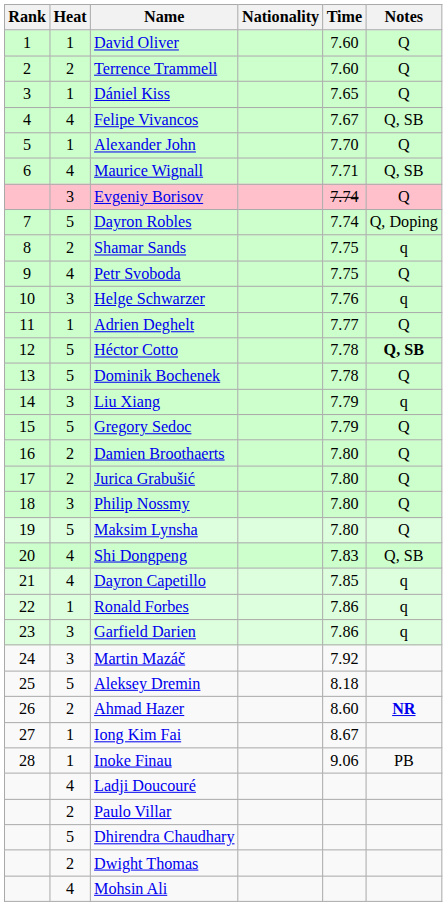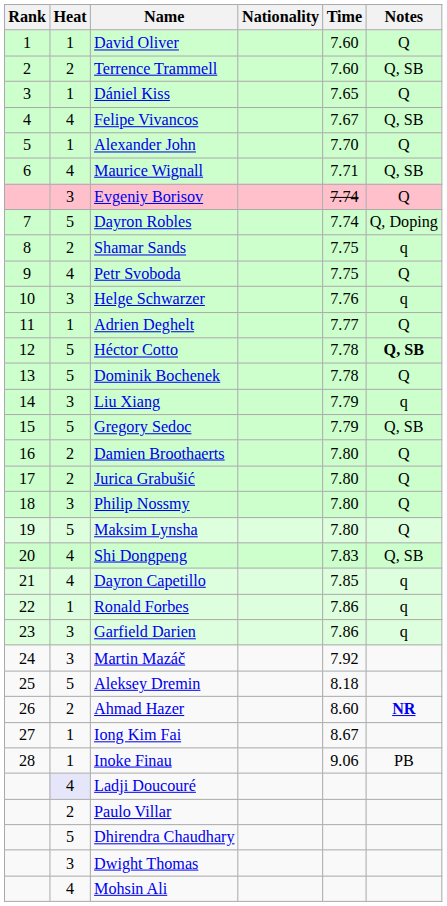(404, 68) Q -> (404, 68) Q, SB
(404, 427) Q -> (404, 427) Q, SB
(70, 786) no background -> (70, 786) lavender background
(70, 863) 2 -> (70, 863) 3
